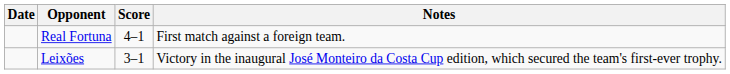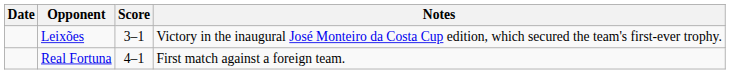rows swapped: (76, 36) <-> (63, 58)
